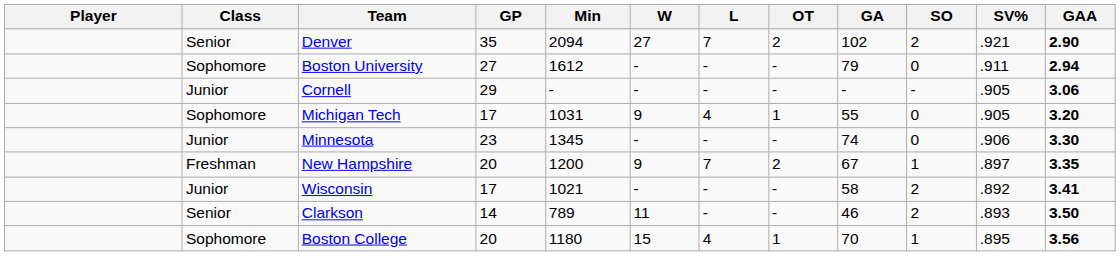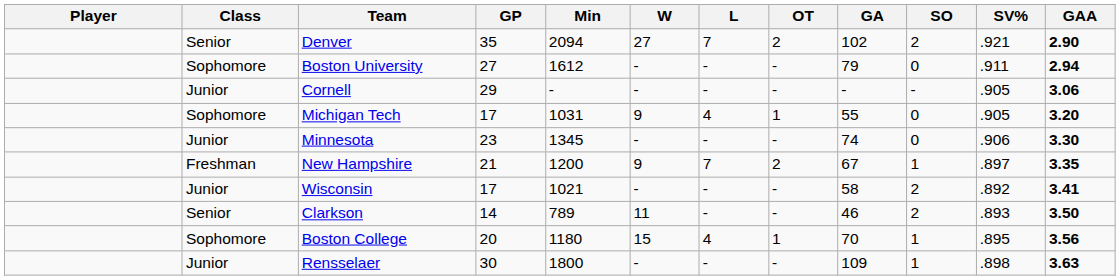(488, 164) 20 -> (488, 164) 21
+ row: (341, 262)
